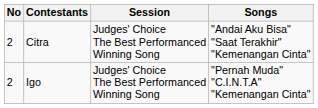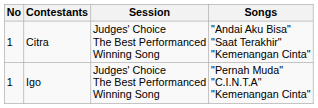(10, 42) 2 -> (10, 42) 1
(10, 83) 2 -> (10, 83) 1
